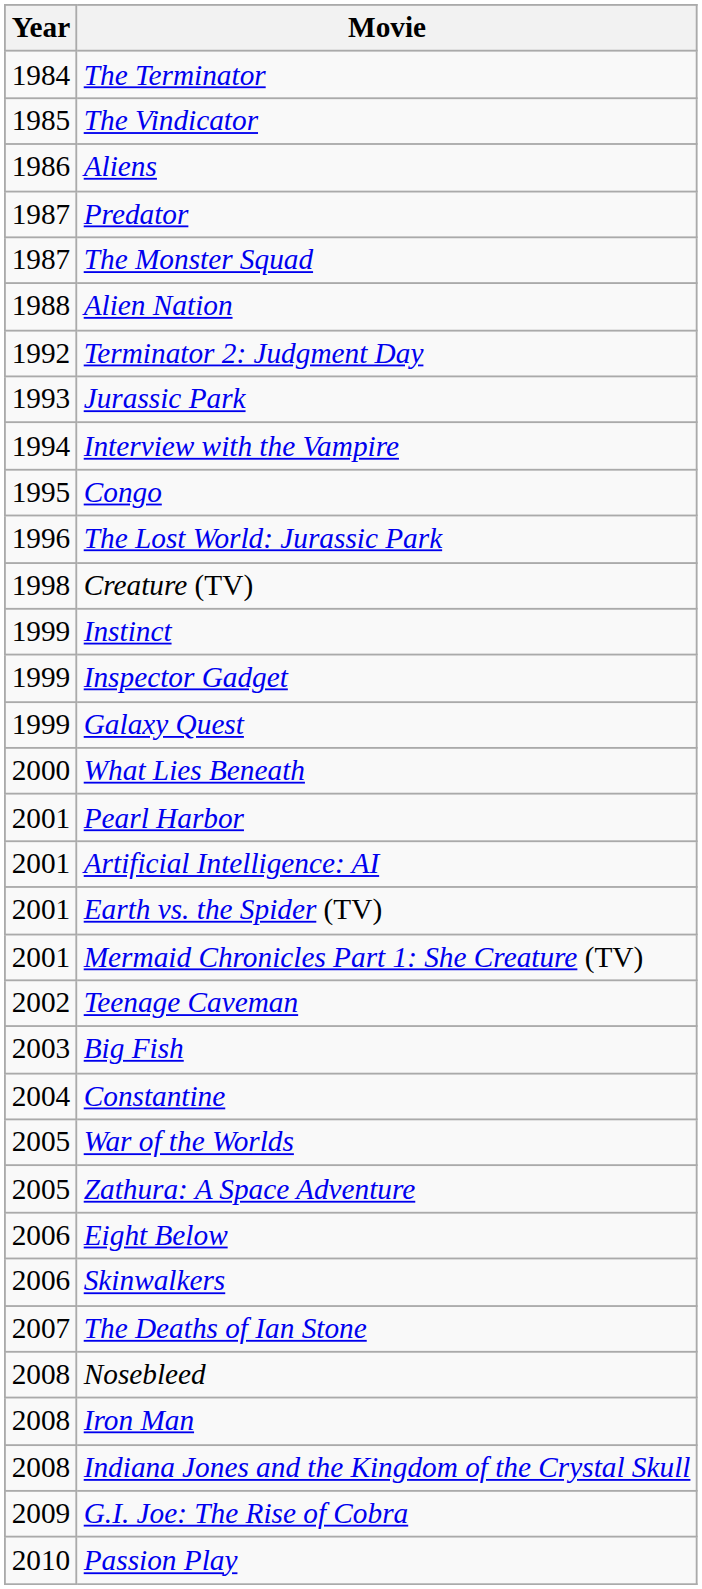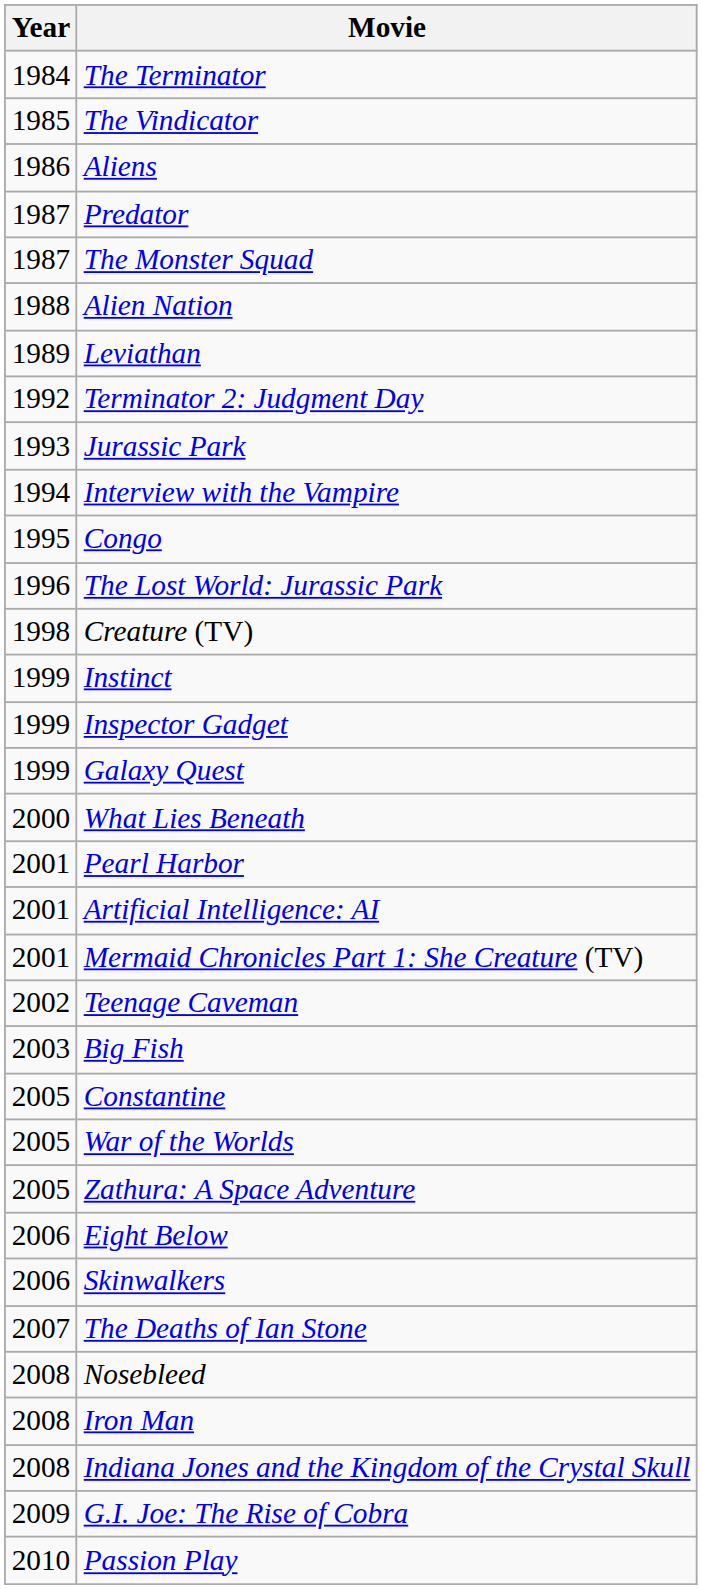+ row: (142, 352)
- row: (233, 910)
(41, 1095) 2004 -> (41, 1095) 2005
